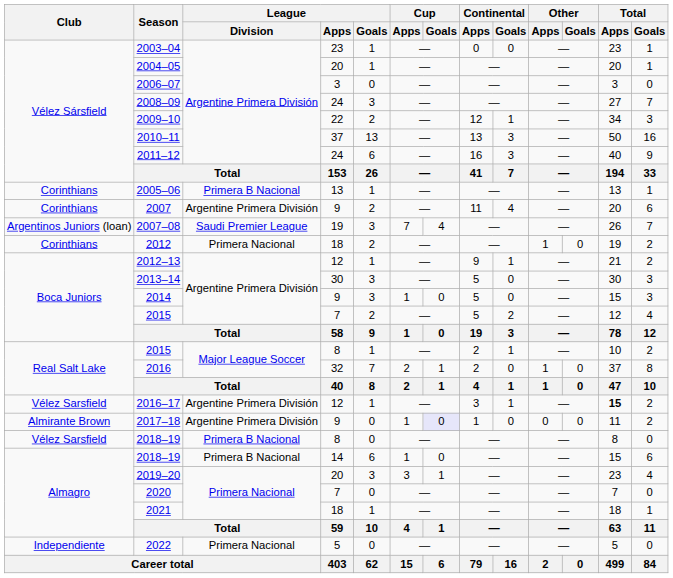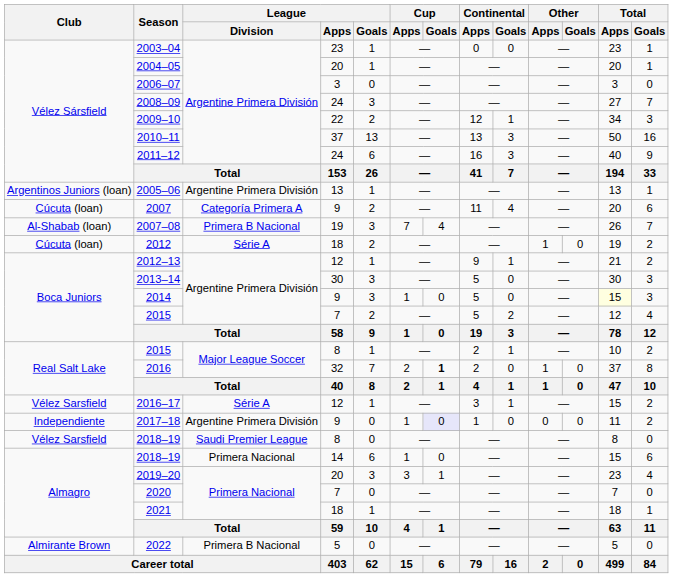(69, 191) Corinthians -> (69, 191) Argentinos Juniors (loan)
(252, 191) Primera B Nacional -> (252, 191) Argentine Primera División
(69, 208) Corinthians -> (69, 208) Cúcuta (loan)
(252, 208) Argentine Primera División -> (252, 208) Categoría Primera A
(69, 226) Argentinos Juniors (loan) -> (69, 226) Al-Shabab (loan)
(252, 226) Saudi Premier League -> (252, 226) Primera B Nacional
(69, 244) Corinthians -> (69, 244) Cúcuta (loan)
(252, 244) Primera Nacional -> (252, 244) Série A
(615, 297) no background -> (615, 297) lightyellow background
(441, 368) normal -> (441, 368) bold
(252, 404) Argentine Primera División -> (252, 404) Série A
(615, 404) bold -> (615, 404) normal
(69, 421) Almirante Brown -> (69, 421) Independiente
(252, 439) Primera B Nacional -> (252, 439) Saudi Premier League
(252, 457) Primera B Nacional -> (252, 457) Primera Nacional
(69, 546) Independiente -> (69, 546) Almirante Brown
(252, 546) Primera Nacional -> (252, 546) Primera B Nacional
